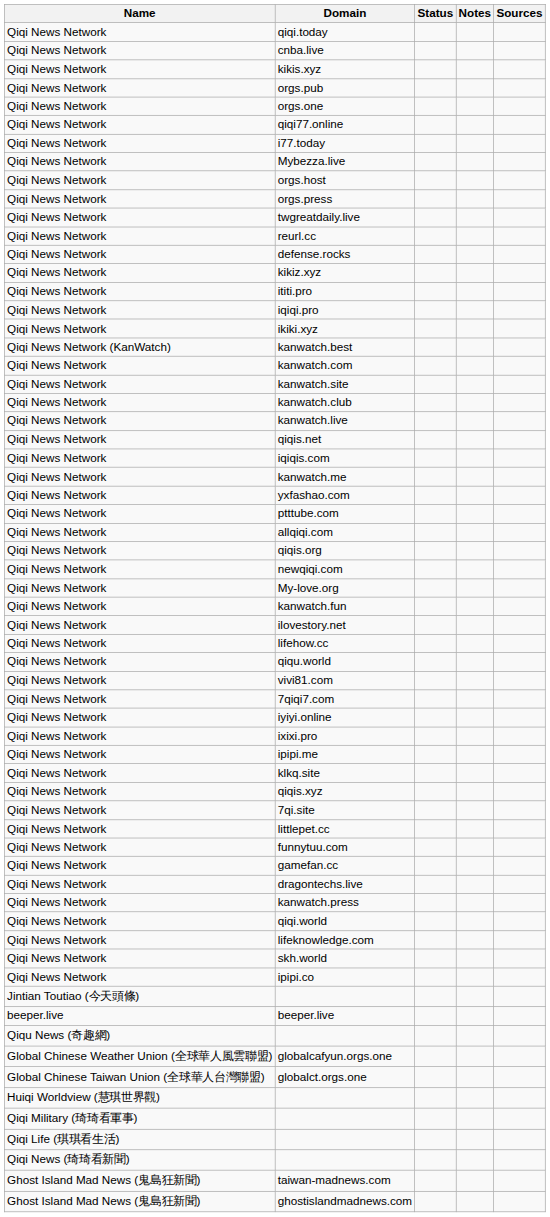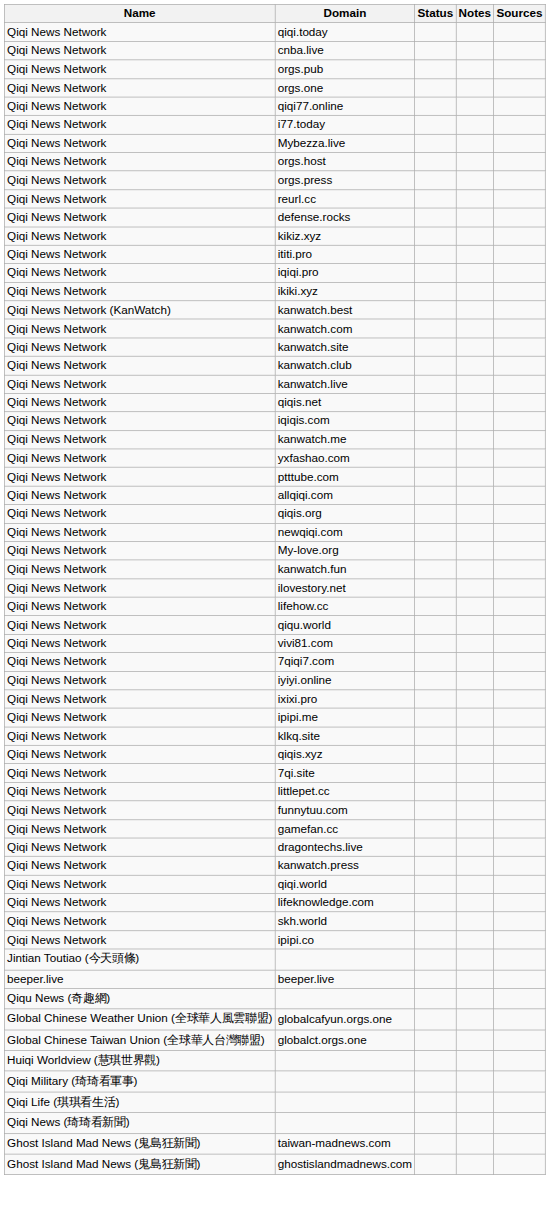- row: (57, 69)
- row: (57, 217)
